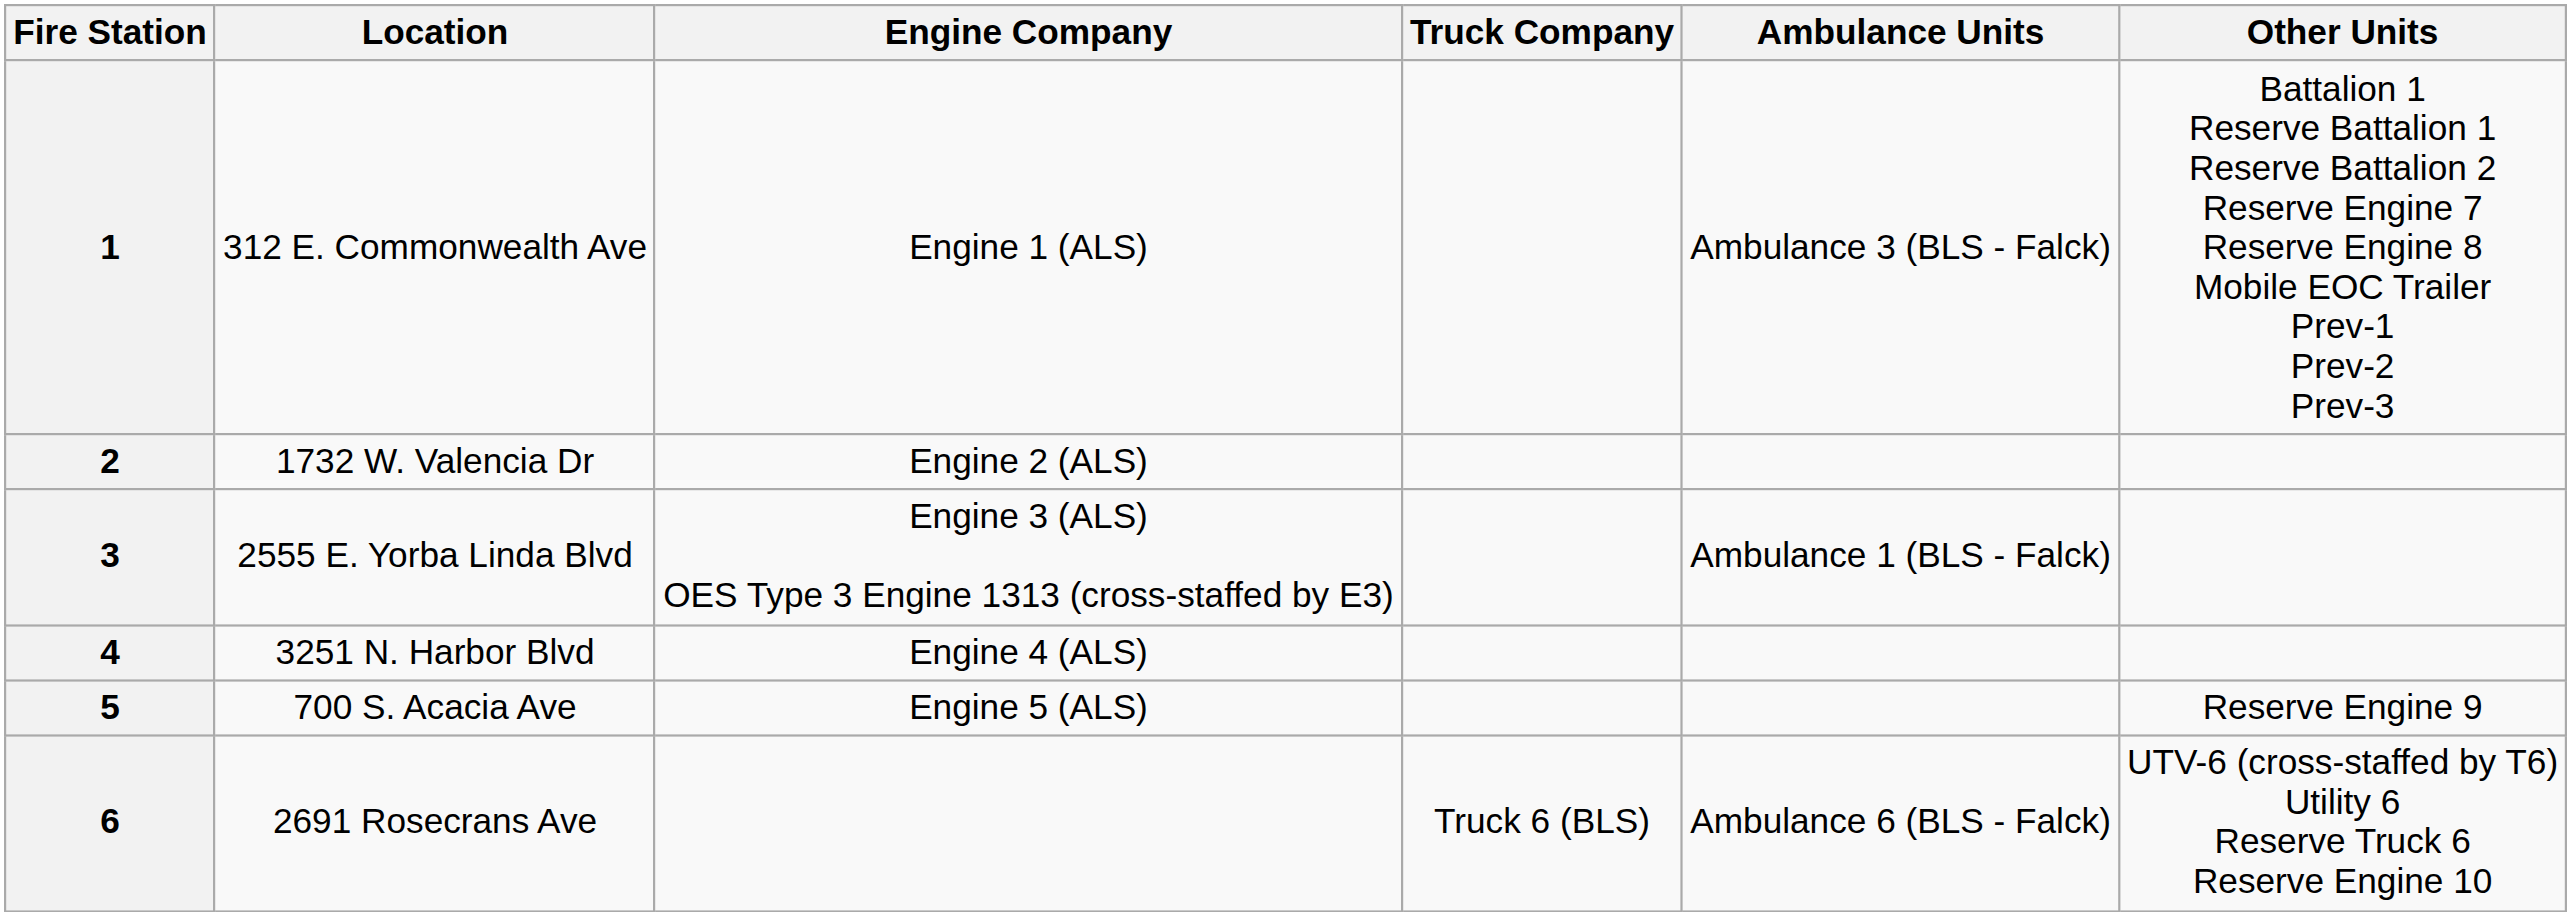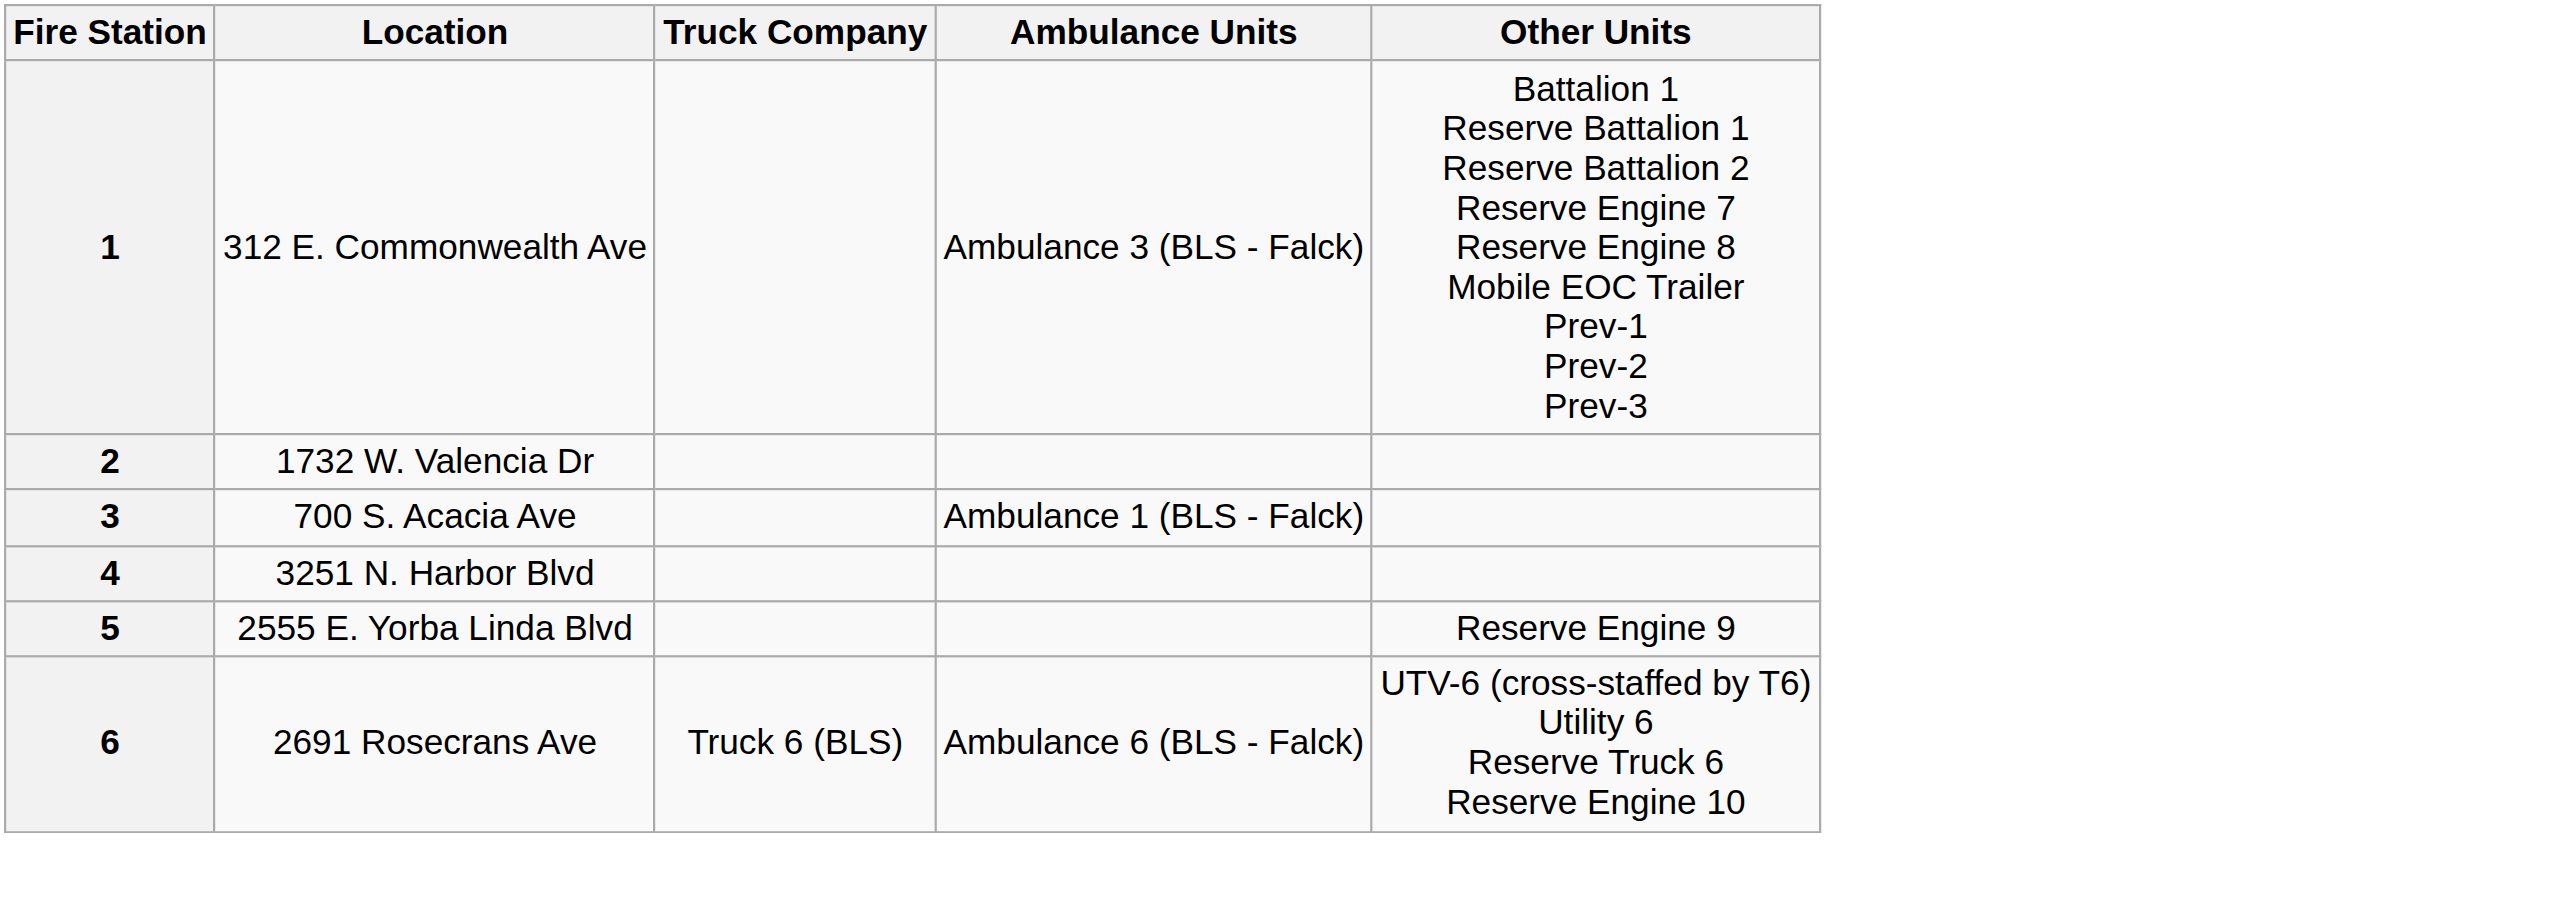- column: (1028, 32)
(435, 556) 2555 E. Yorba Linda Blvd -> (435, 516) 700 S. Acacia Ave
(435, 707) 700 S. Acacia Ave -> (435, 628) 2555 E. Yorba Linda Blvd
